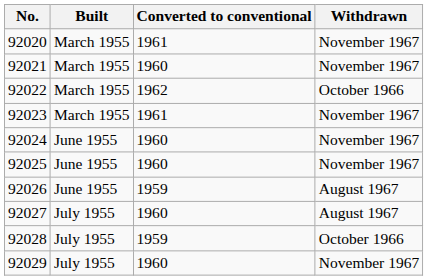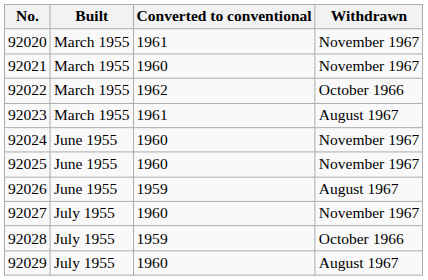(369, 115) November 1967 -> (359, 115) August 1967
(359, 213) August 1967 -> (369, 213) November 1967
(369, 262) November 1967 -> (359, 262) August 1967
